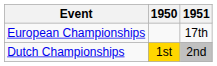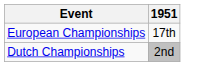- column: (164, 14)
